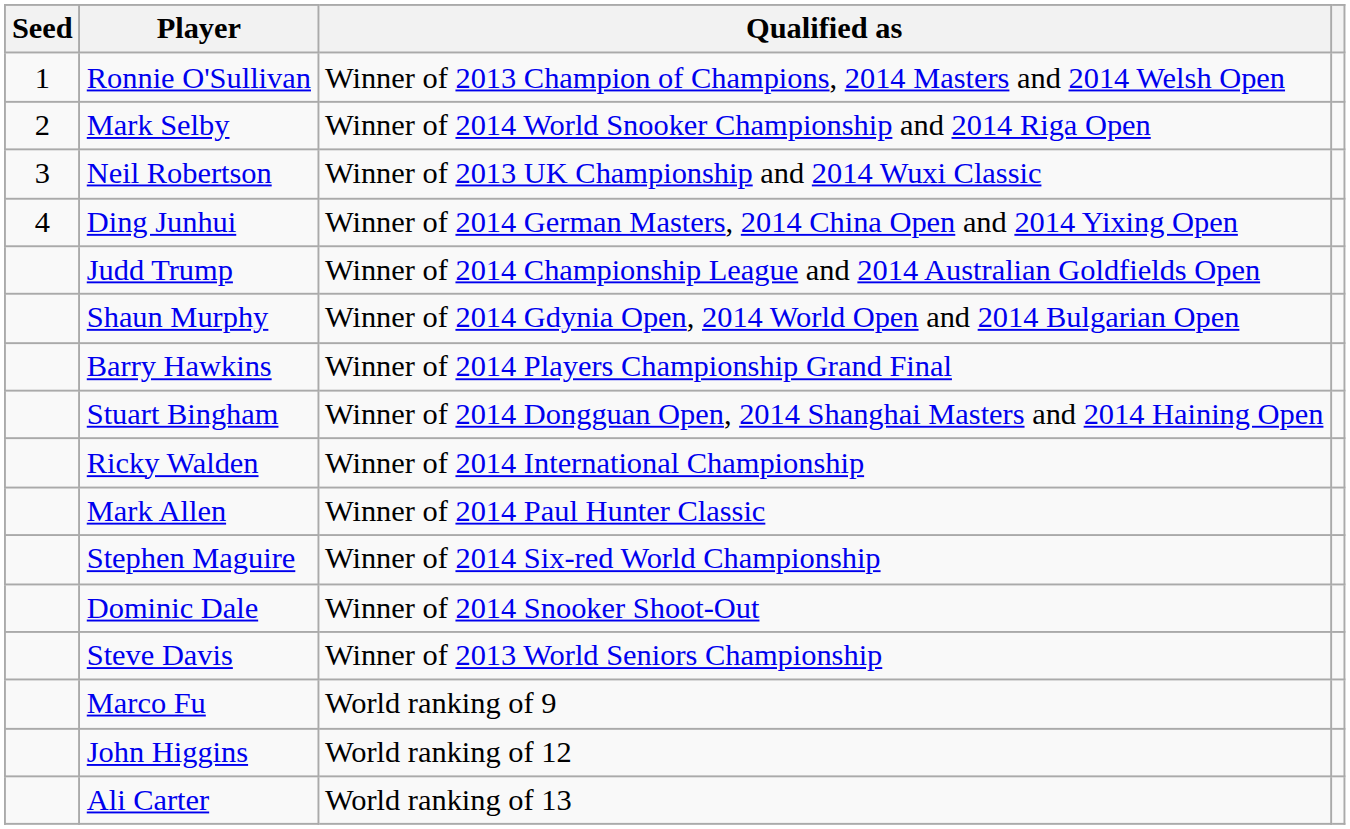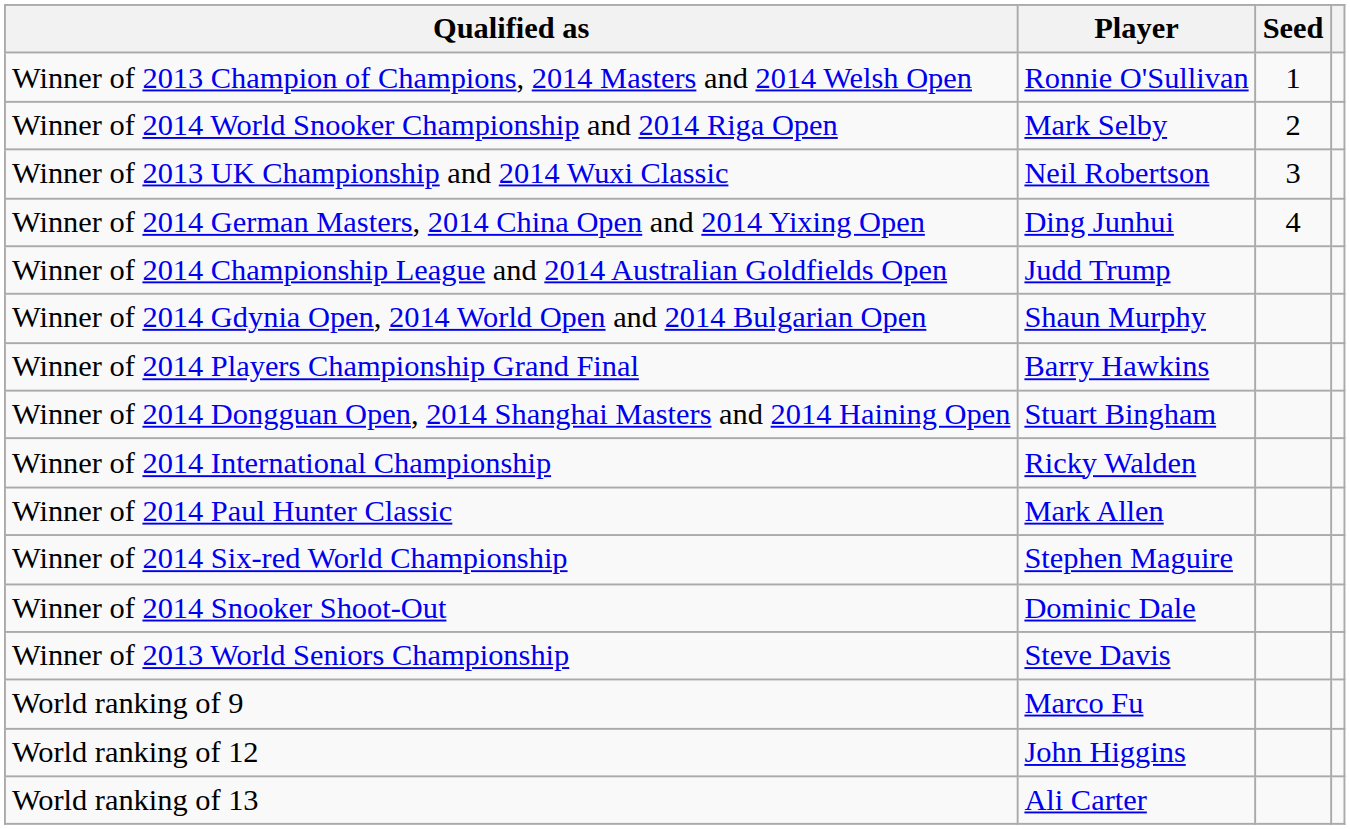columns swapped: (42, 28) <-> (824, 28)
